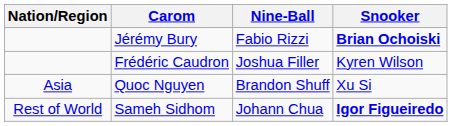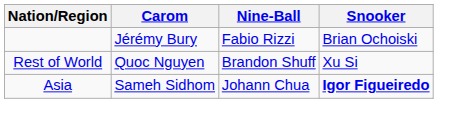(388, 39) bold -> (370, 39) normal
- row: (172, 62)
(58, 86) Asia -> (58, 62) Rest of World
(58, 109) Rest of World -> (58, 86) Asia
